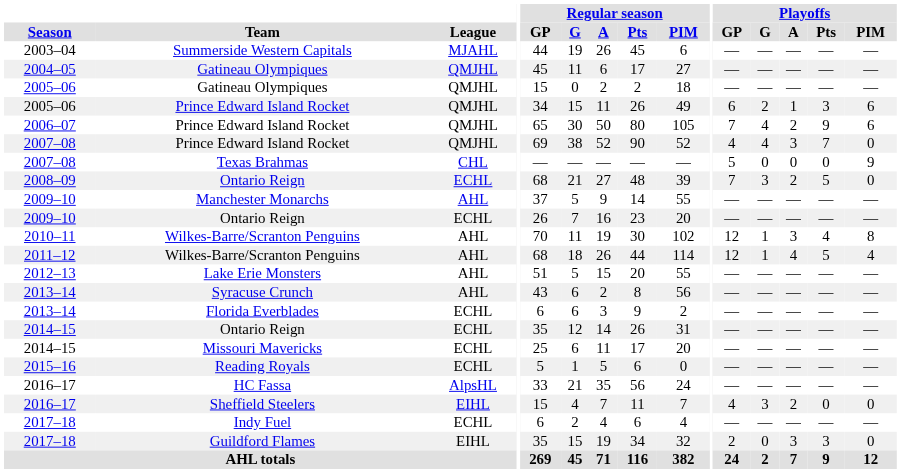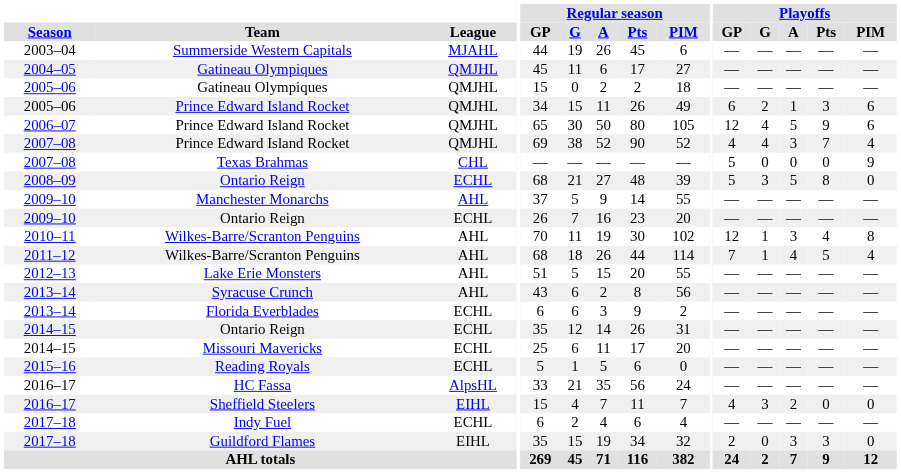(732, 124) 7 -> (732, 124) 12
(793, 124) 2 -> (793, 124) 5
(871, 143) 0 -> (871, 143) 4
(732, 180) 7 -> (732, 180) 5
(793, 180) 2 -> (793, 180) 5
(826, 180) 5 -> (826, 180) 8
(732, 255) 12 -> (732, 255) 7
